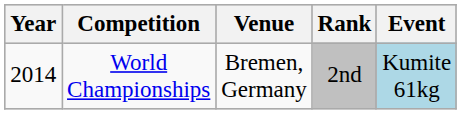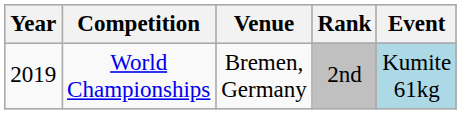(33, 75) 2014 -> (33, 75) 2019
